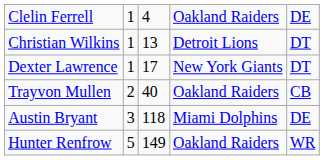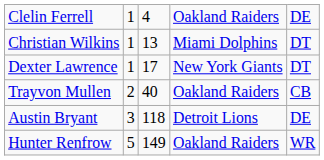(215, 42) Detroit Lions -> (225, 42) Miami Dolphins
(225, 117) Miami Dolphins -> (215, 117) Detroit Lions
